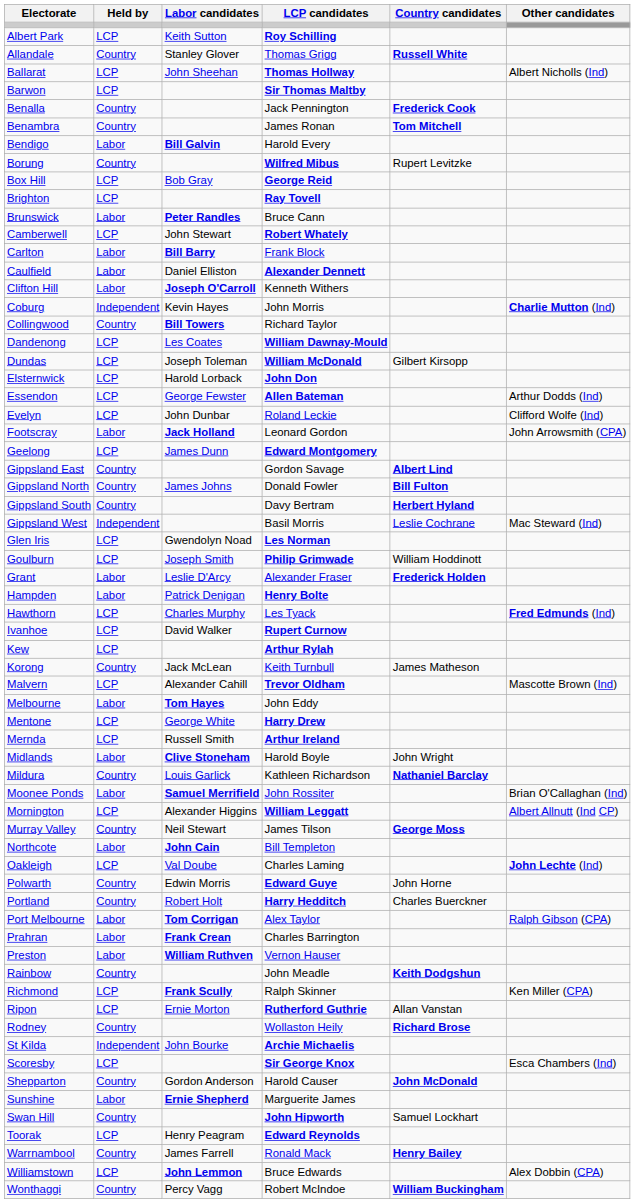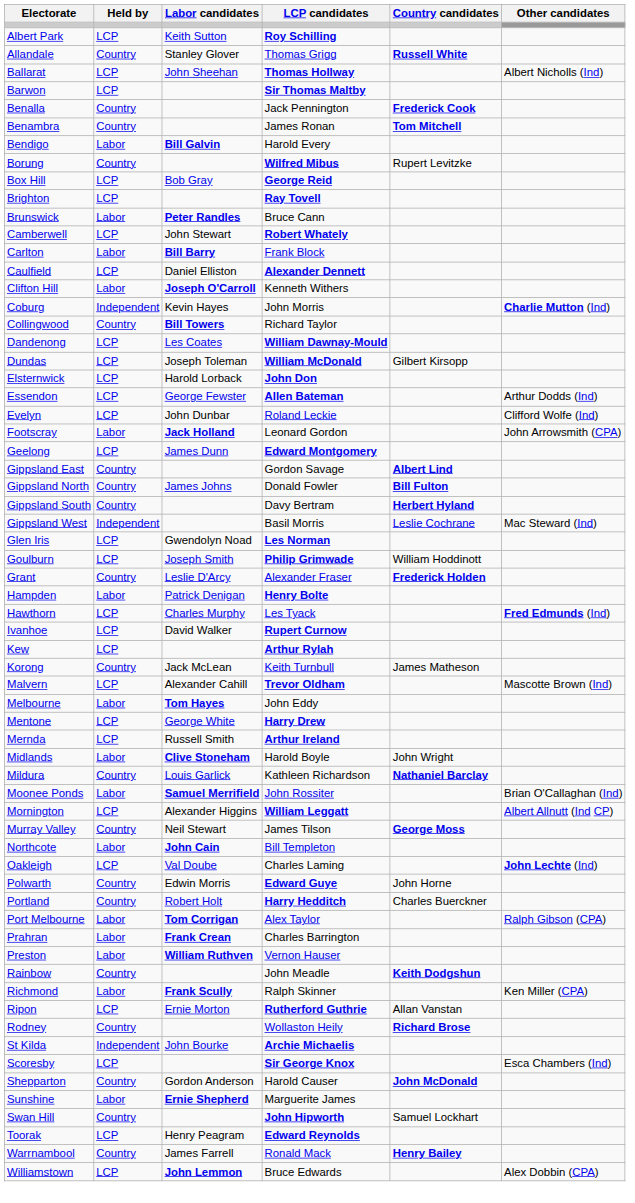(111, 270) Labor -> (107, 270) LCP
(111, 577) Labor -> (116, 577) Country
(107, 991) LCP -> (111, 991) Labor
- row: (34, 1189)
